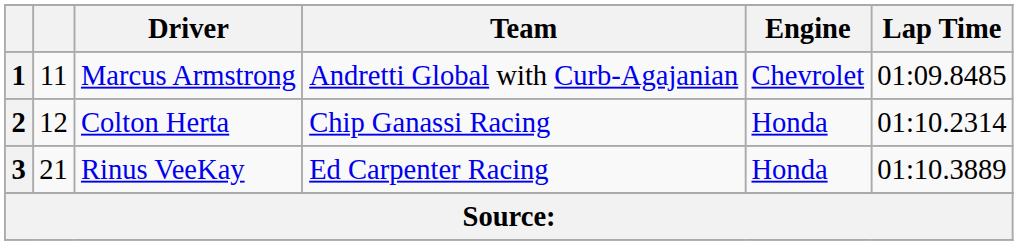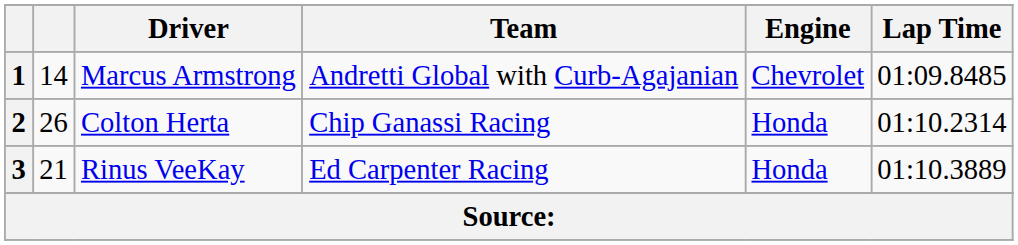(53, 75) 11 -> (53, 75) 14
(53, 122) 12 -> (53, 122) 26
